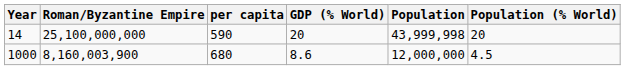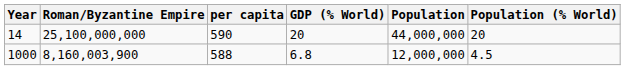(428, 34) 43,999,998 -> (428, 34) 44,000,000
(221, 54) 680 -> (221, 54) 588
(301, 54) 8.6 -> (301, 54) 6.8
